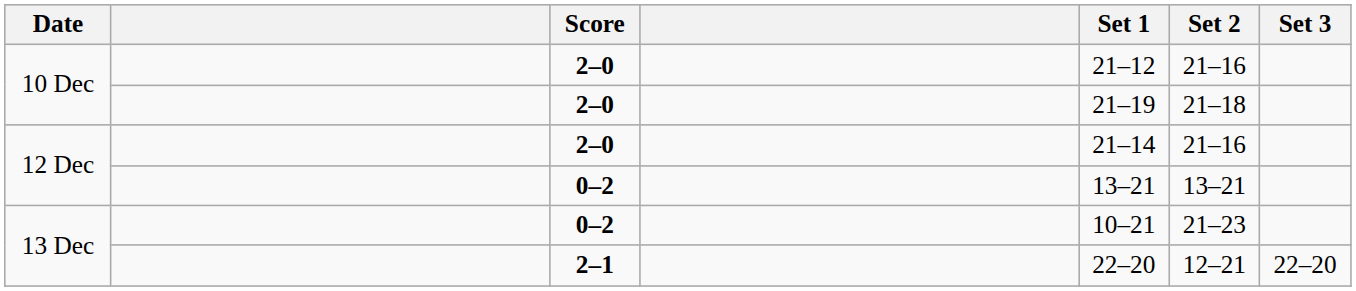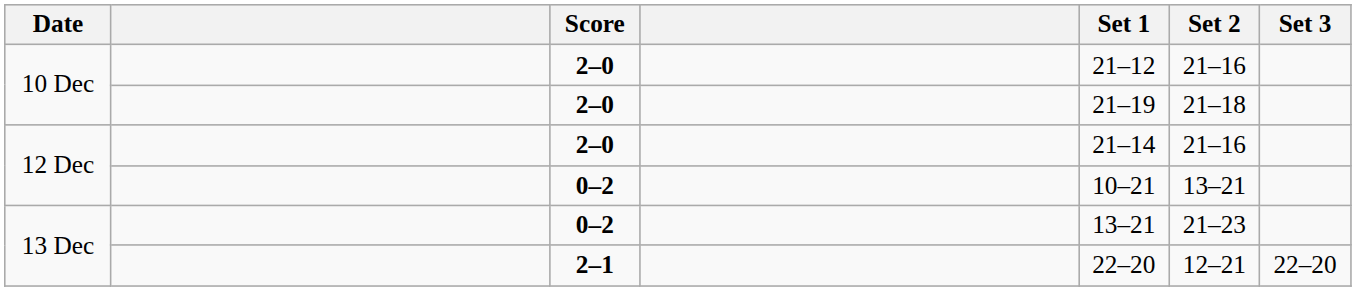(1124, 184) 13–21 -> (1124, 184) 10–21
(1124, 225) 10–21 -> (1124, 225) 13–21
